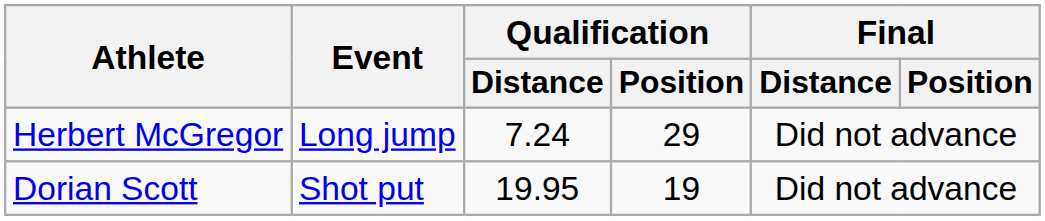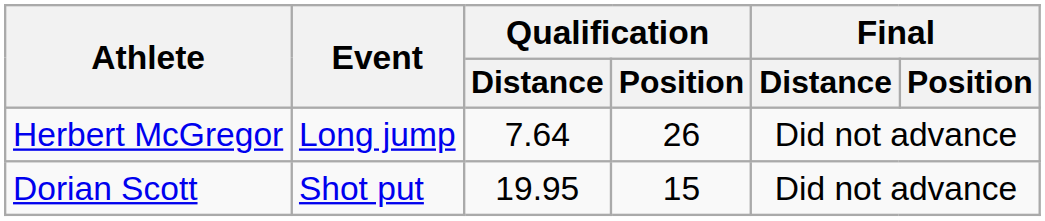(537, 135) 7.24 -> (537, 135) 7.64
(681, 135) 29 -> (681, 135) 26
(681, 188) 19 -> (681, 188) 15
